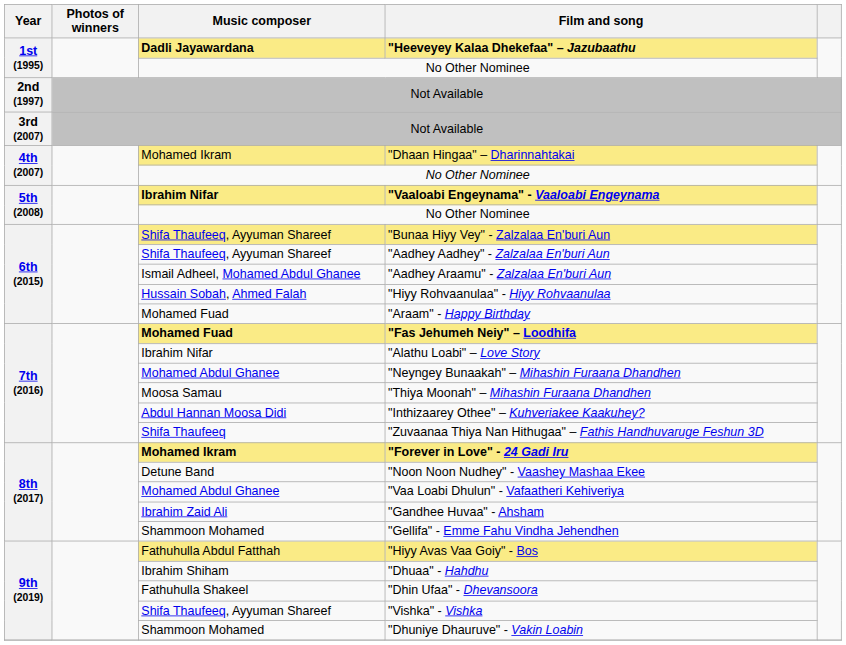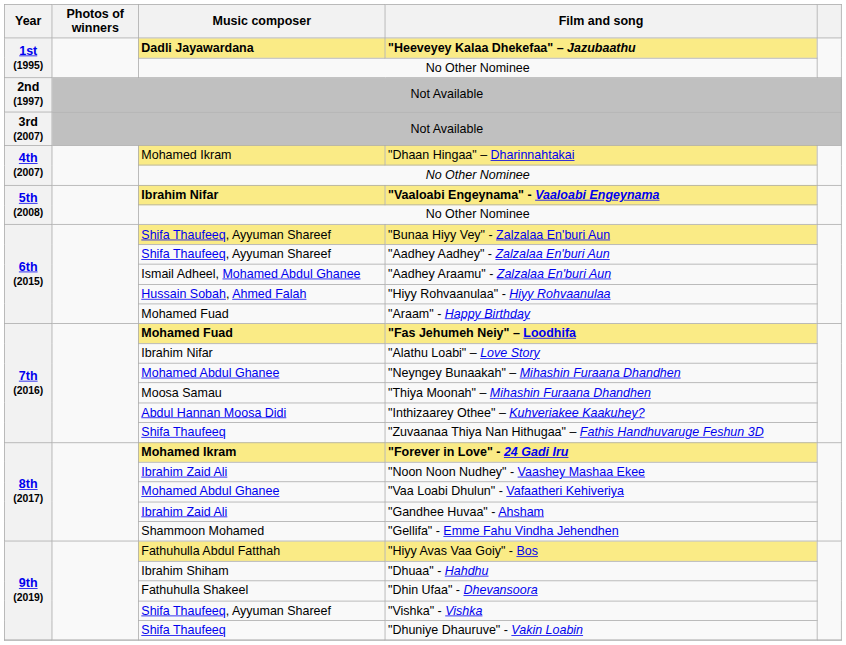(178, 472) Detune Band -> (184, 472) Ibrahim Zaid Ali
(203, 630) Shammoon Mohamed -> (184, 630) Shifa Thaufeeq
